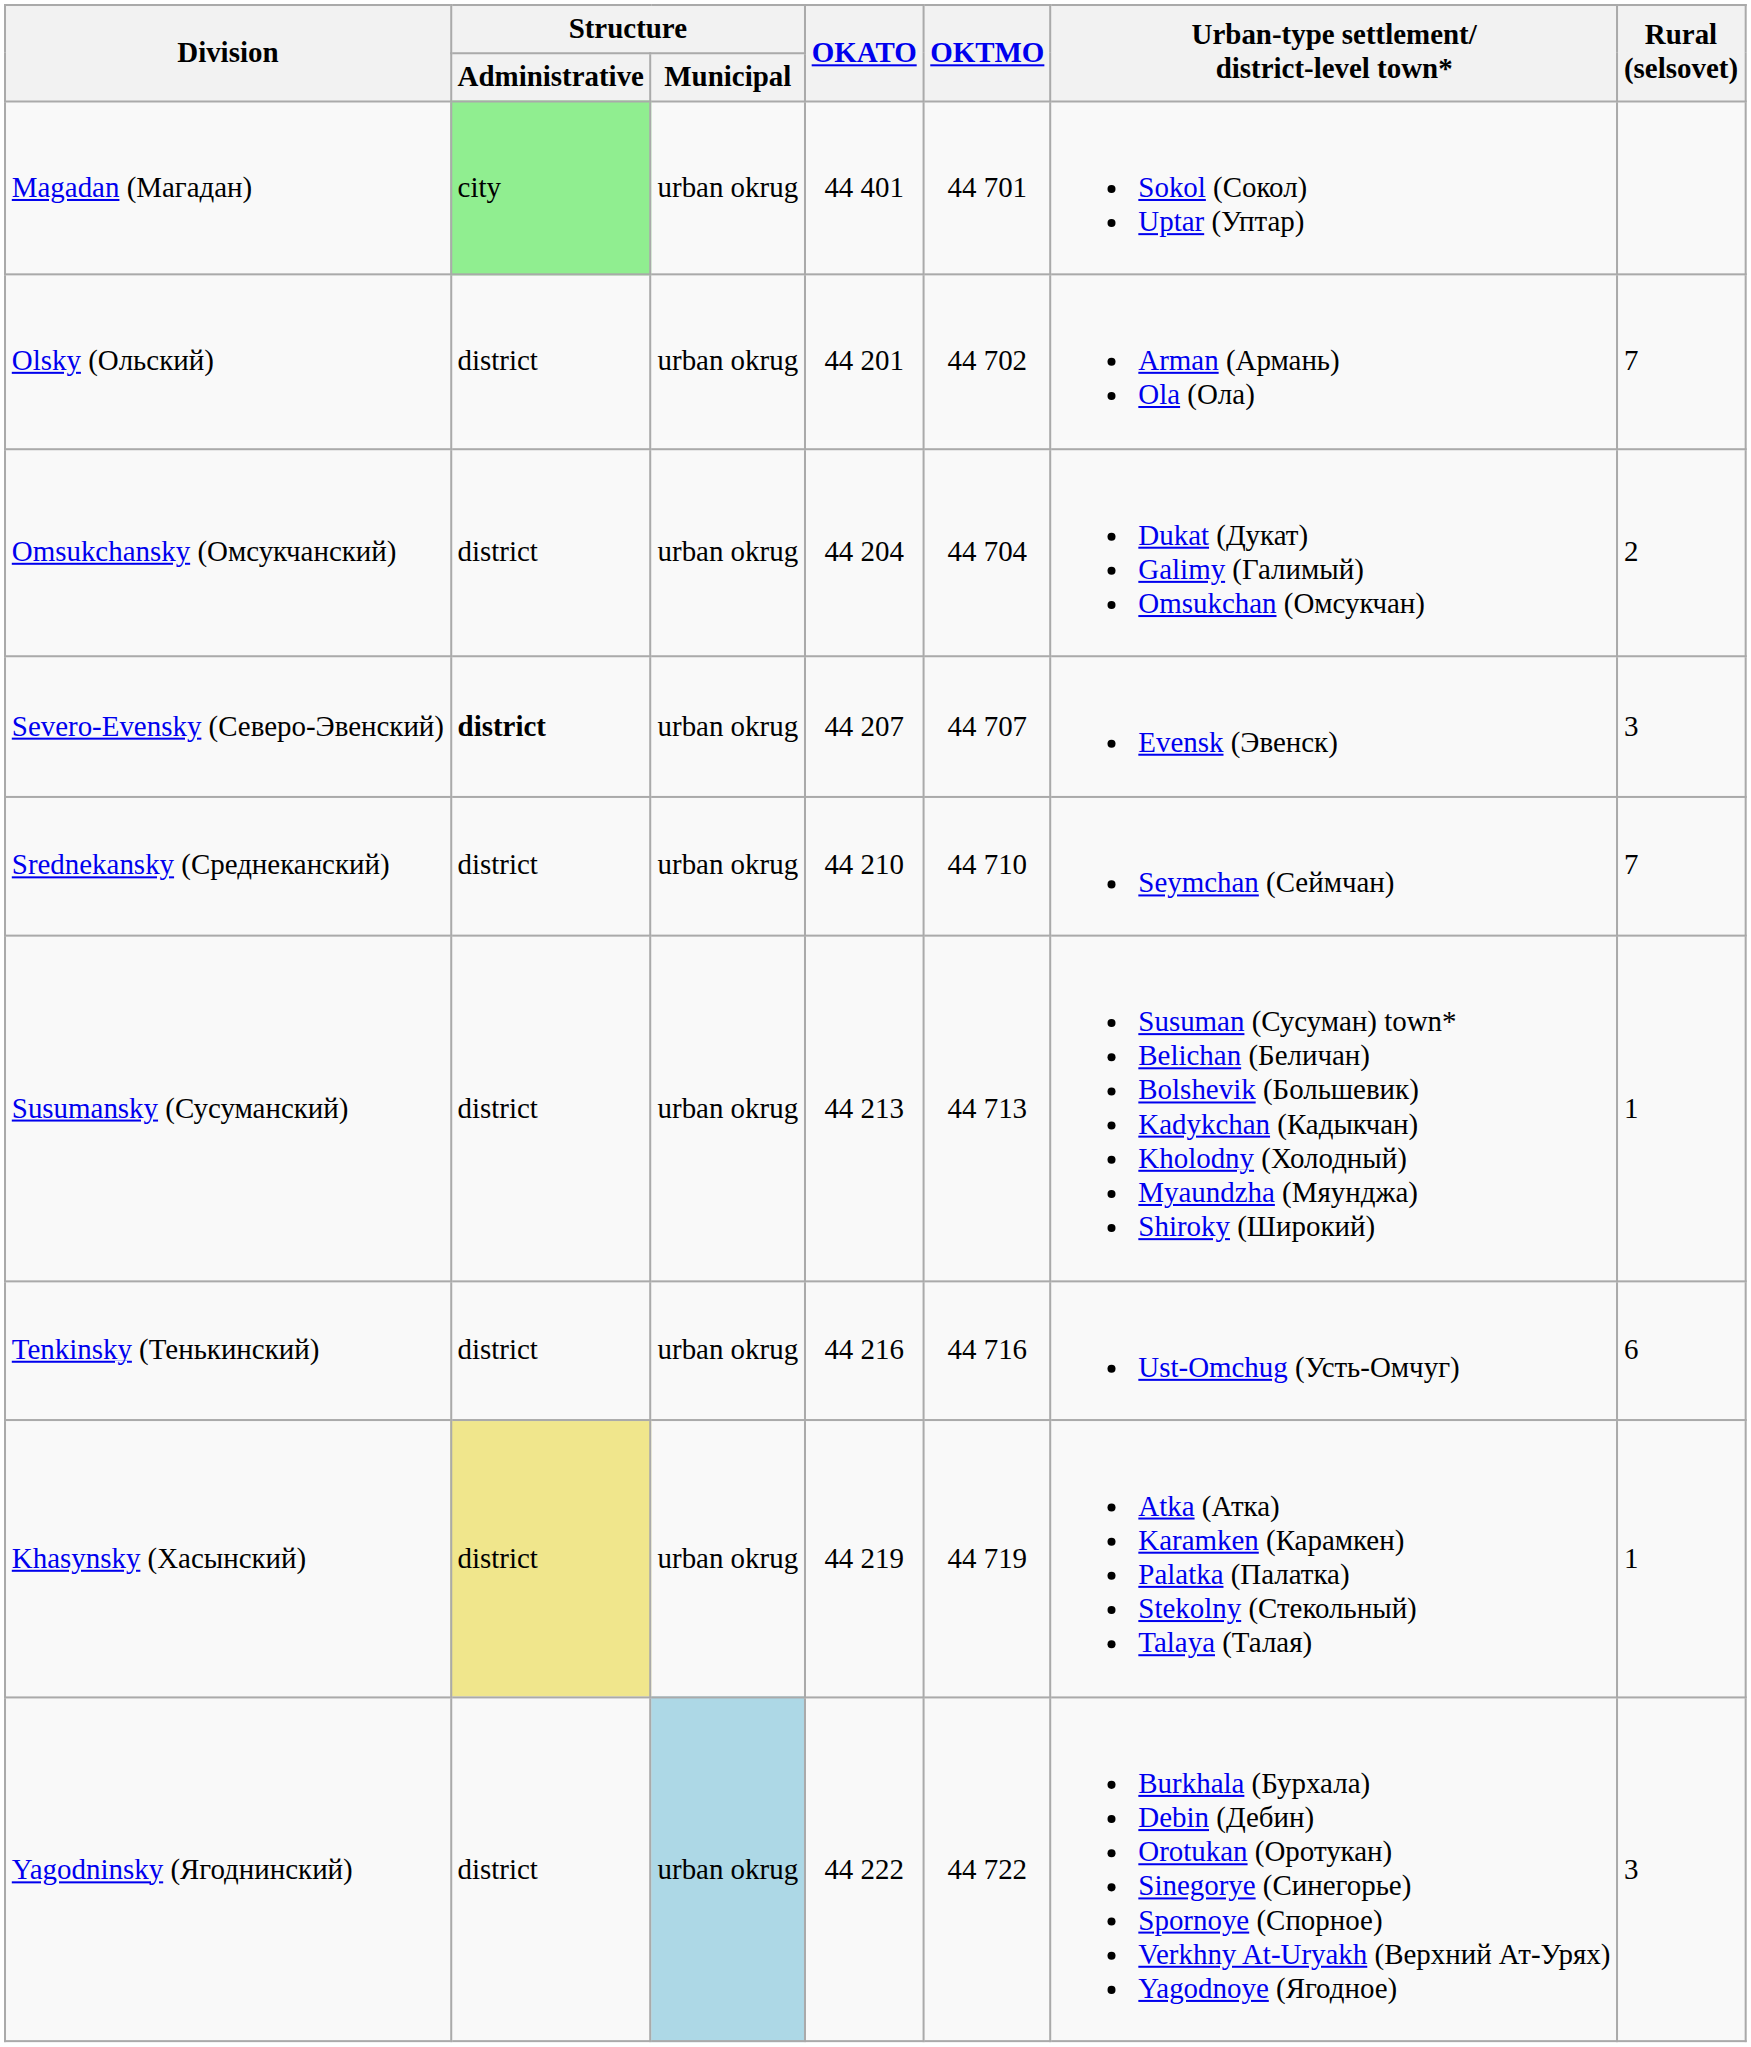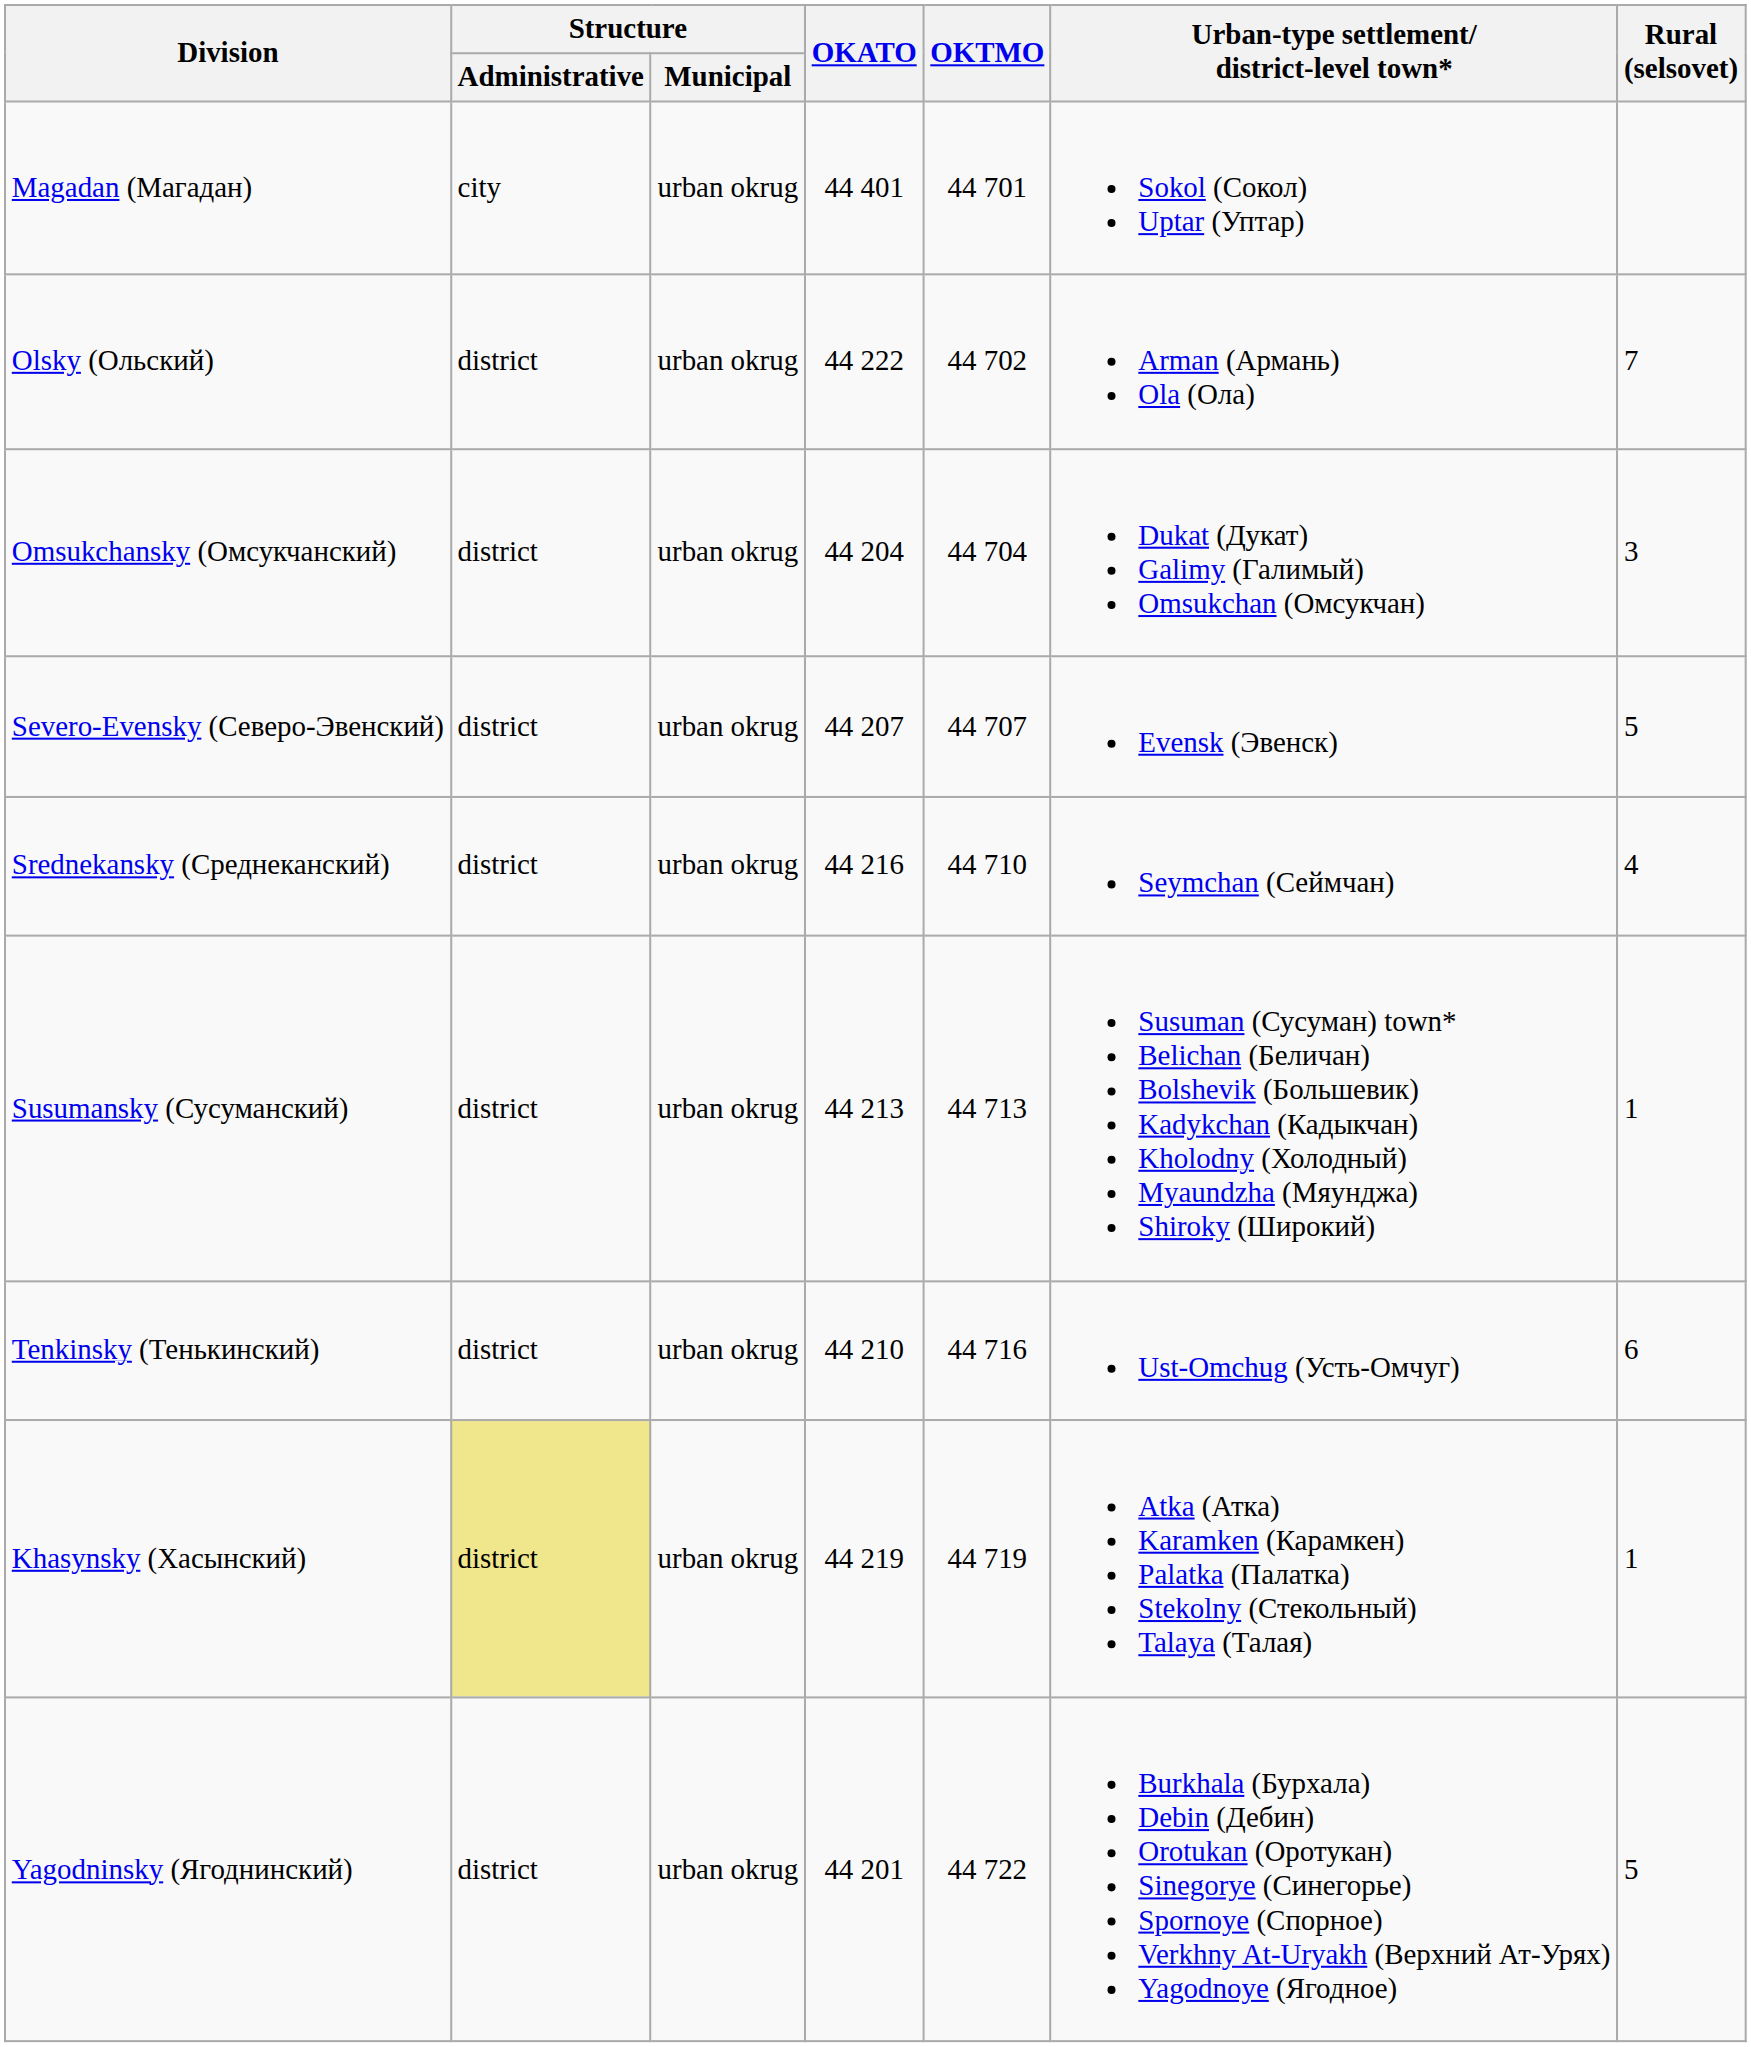(479, 187) lightgreen background -> (479, 187) no background
(864, 361) 44 201 -> (864, 361) 44 222
(1631, 552) 2 -> (1631, 552) 3
(502, 726) bold -> (498, 726) normal
(1631, 726) 3 -> (1631, 726) 5
(864, 865) 44 210 -> (864, 865) 44 216
(1631, 865) 7 -> (1631, 865) 4
(864, 1350) 44 216 -> (864, 1350) 44 210
(728, 1869) lightblue background -> (728, 1869) no background
(864, 1869) 44 222 -> (864, 1869) 44 201
(1631, 1869) 3 -> (1631, 1869) 5
